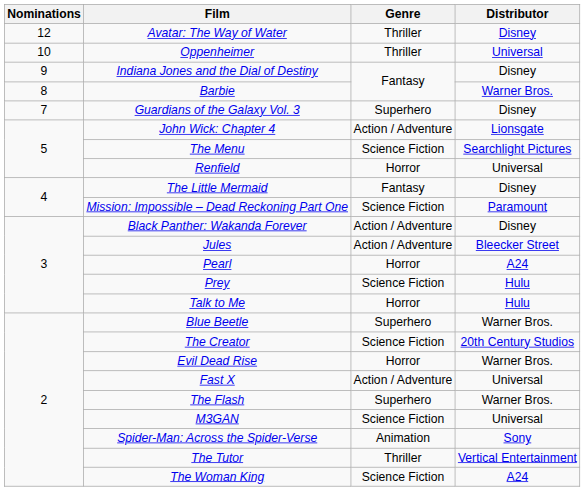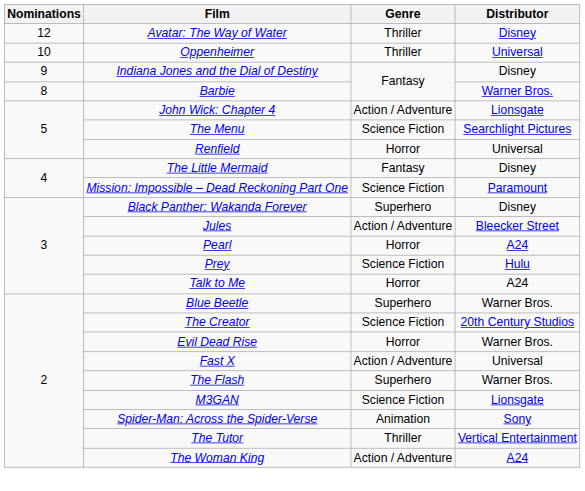- row: (217, 110)
(403, 226) Action / Adventure -> (403, 206) Superhero
(517, 303) Hulu -> (517, 284) A24
(517, 419) Universal -> (517, 399) Lionsgate
(403, 476) Science Fiction -> (403, 457) Action / Adventure
